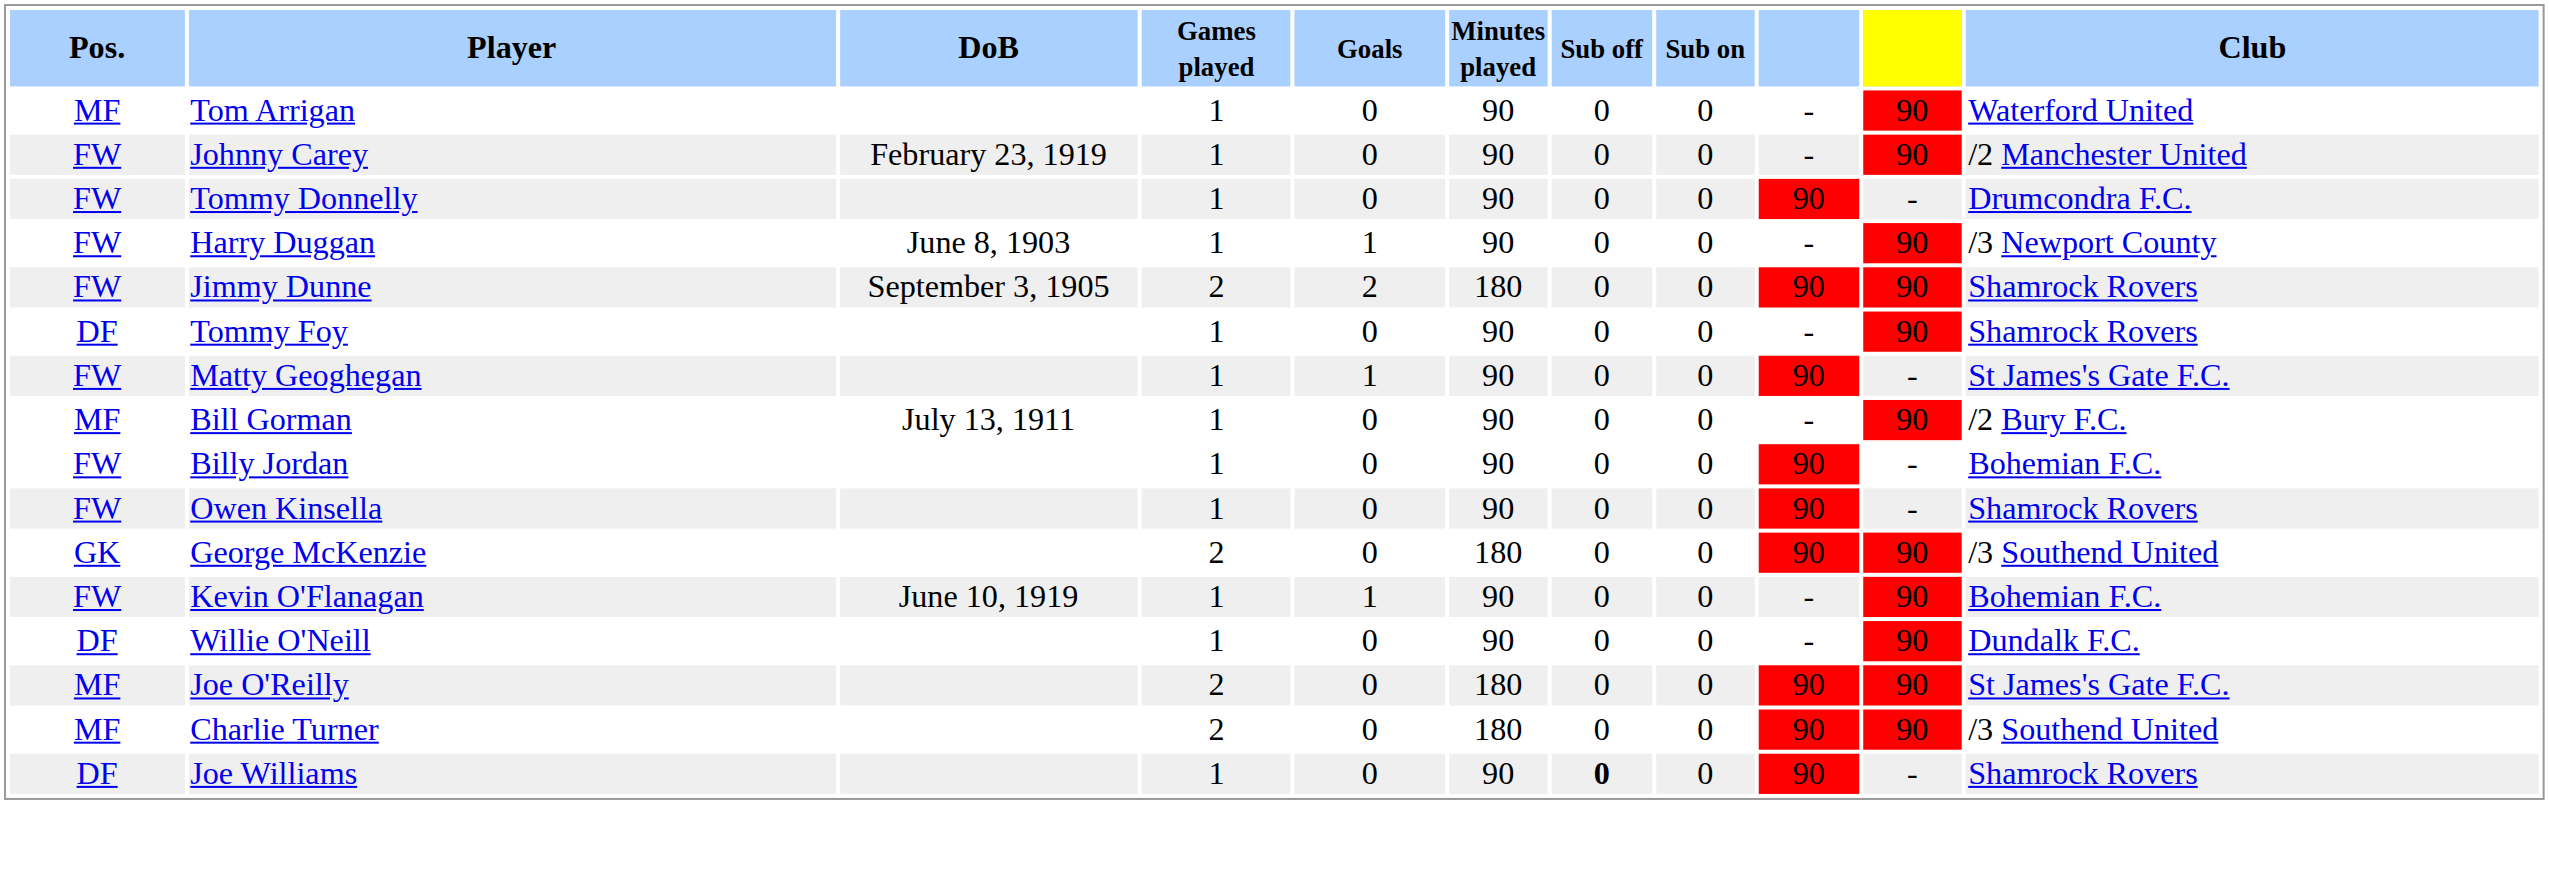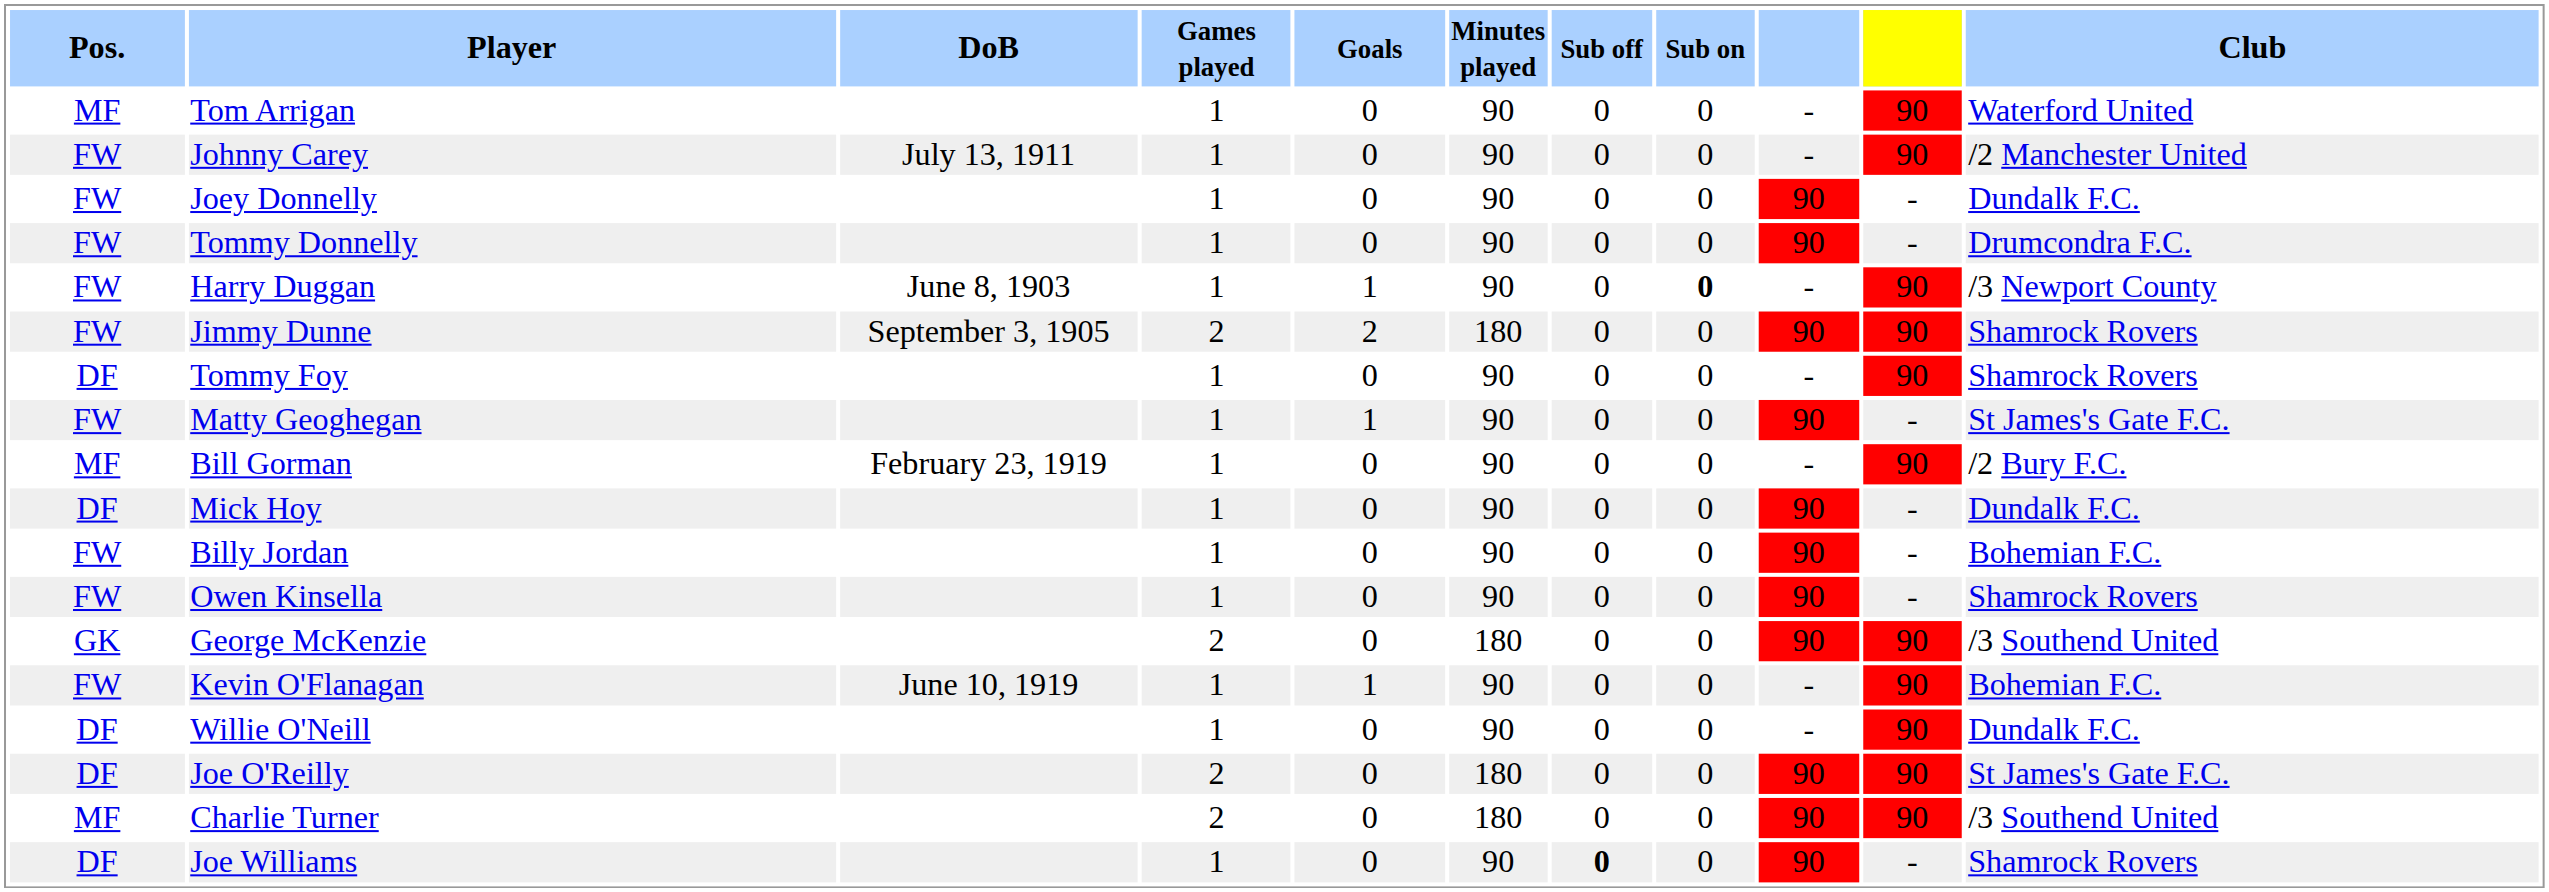(989, 154) February 23, 1919 -> (989, 154) July 13, 1911
+ row: (284, 198)
(1705, 242) normal -> (1705, 286) bold
(989, 419) July 13, 1911 -> (989, 463) February 23, 1919
+ row: (256, 508)
(97, 684) MF -> (97, 773) DF
